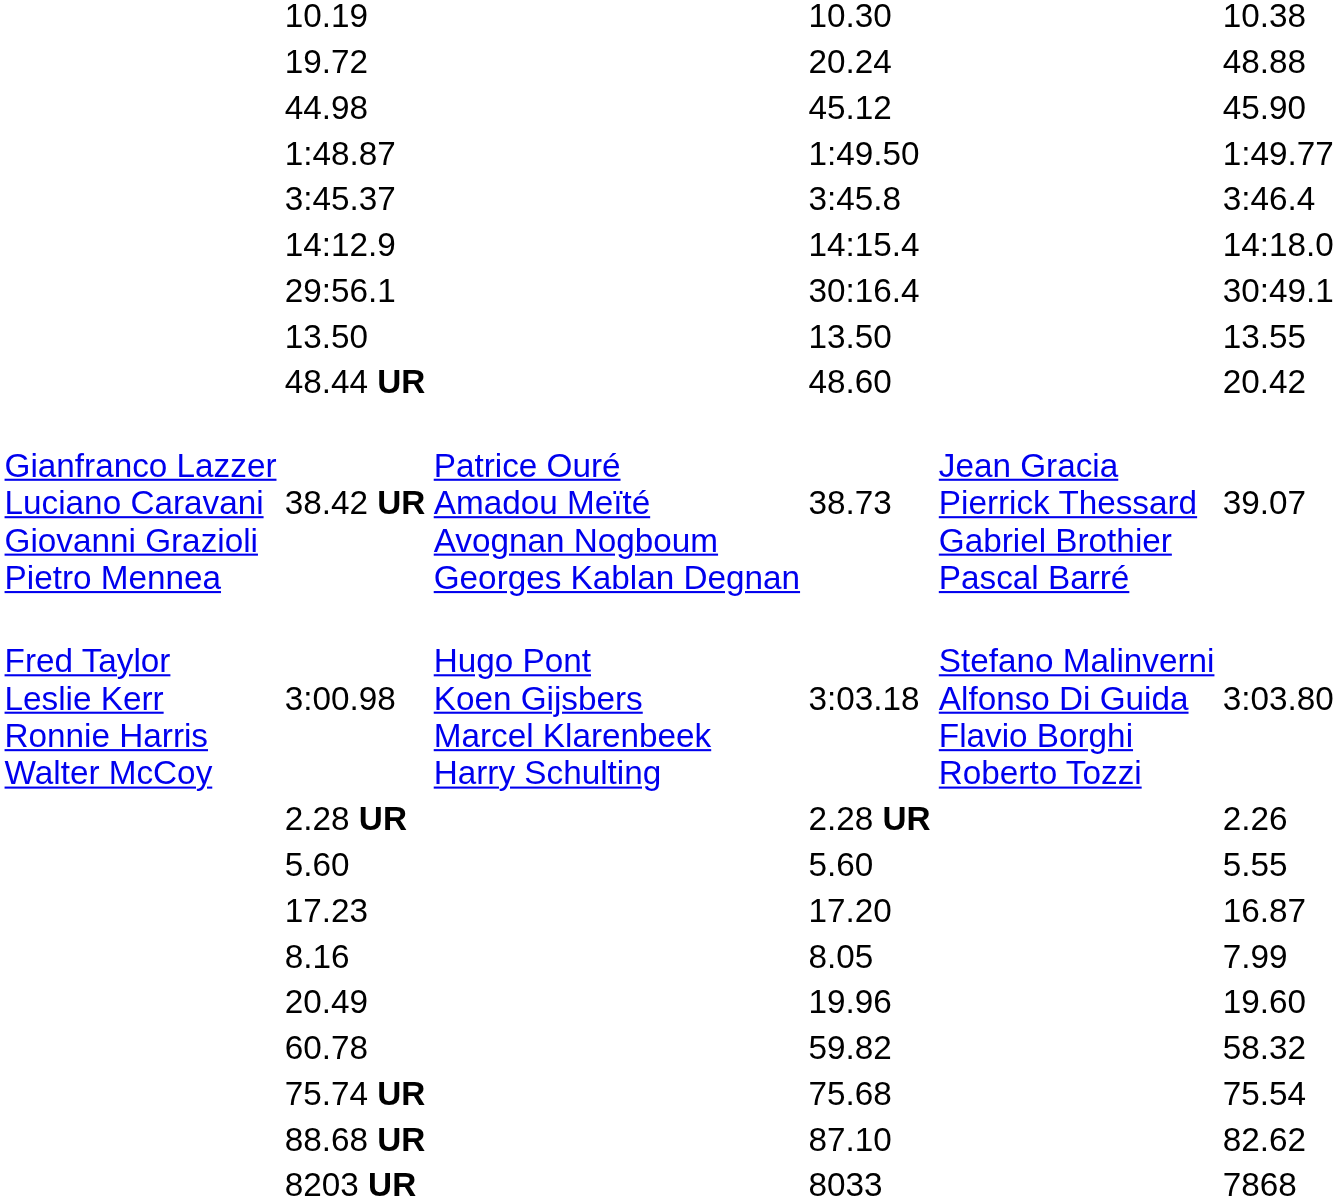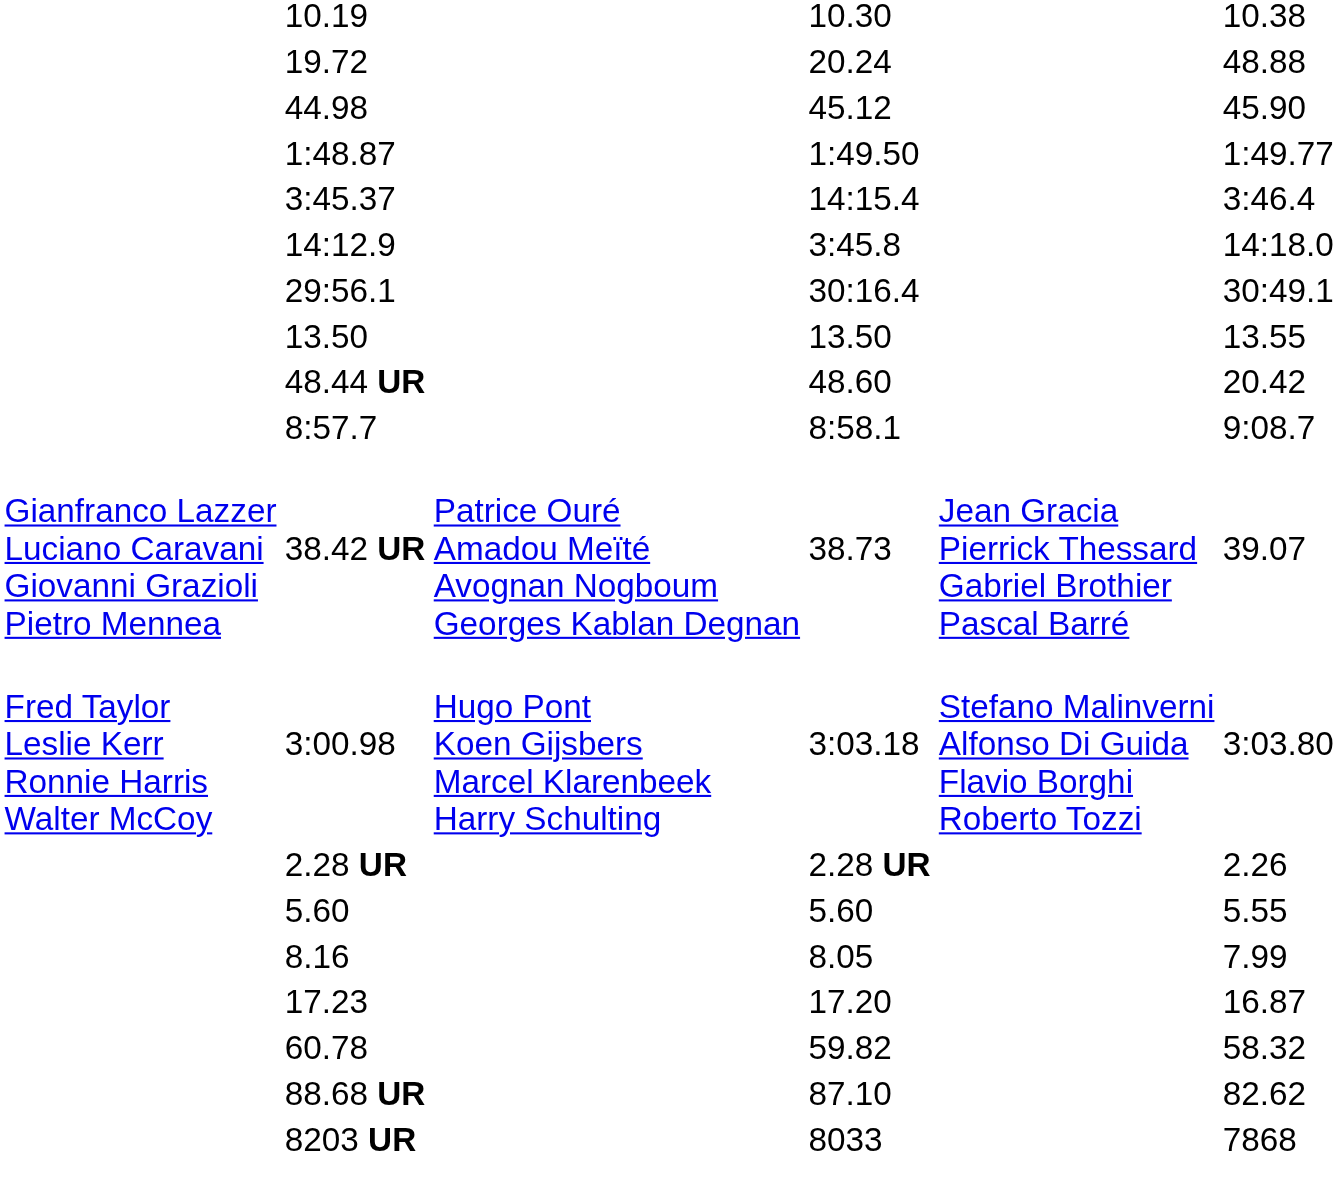(855, 199) 3:45.8 -> (864, 199) 14:15.4
(864, 245) 14:15.4 -> (855, 245) 3:45.8
+ row: (331, 428)
rows swapped: (317, 956) <-> (326, 910)
- row: (326, 1002)
- row: (355, 1093)
